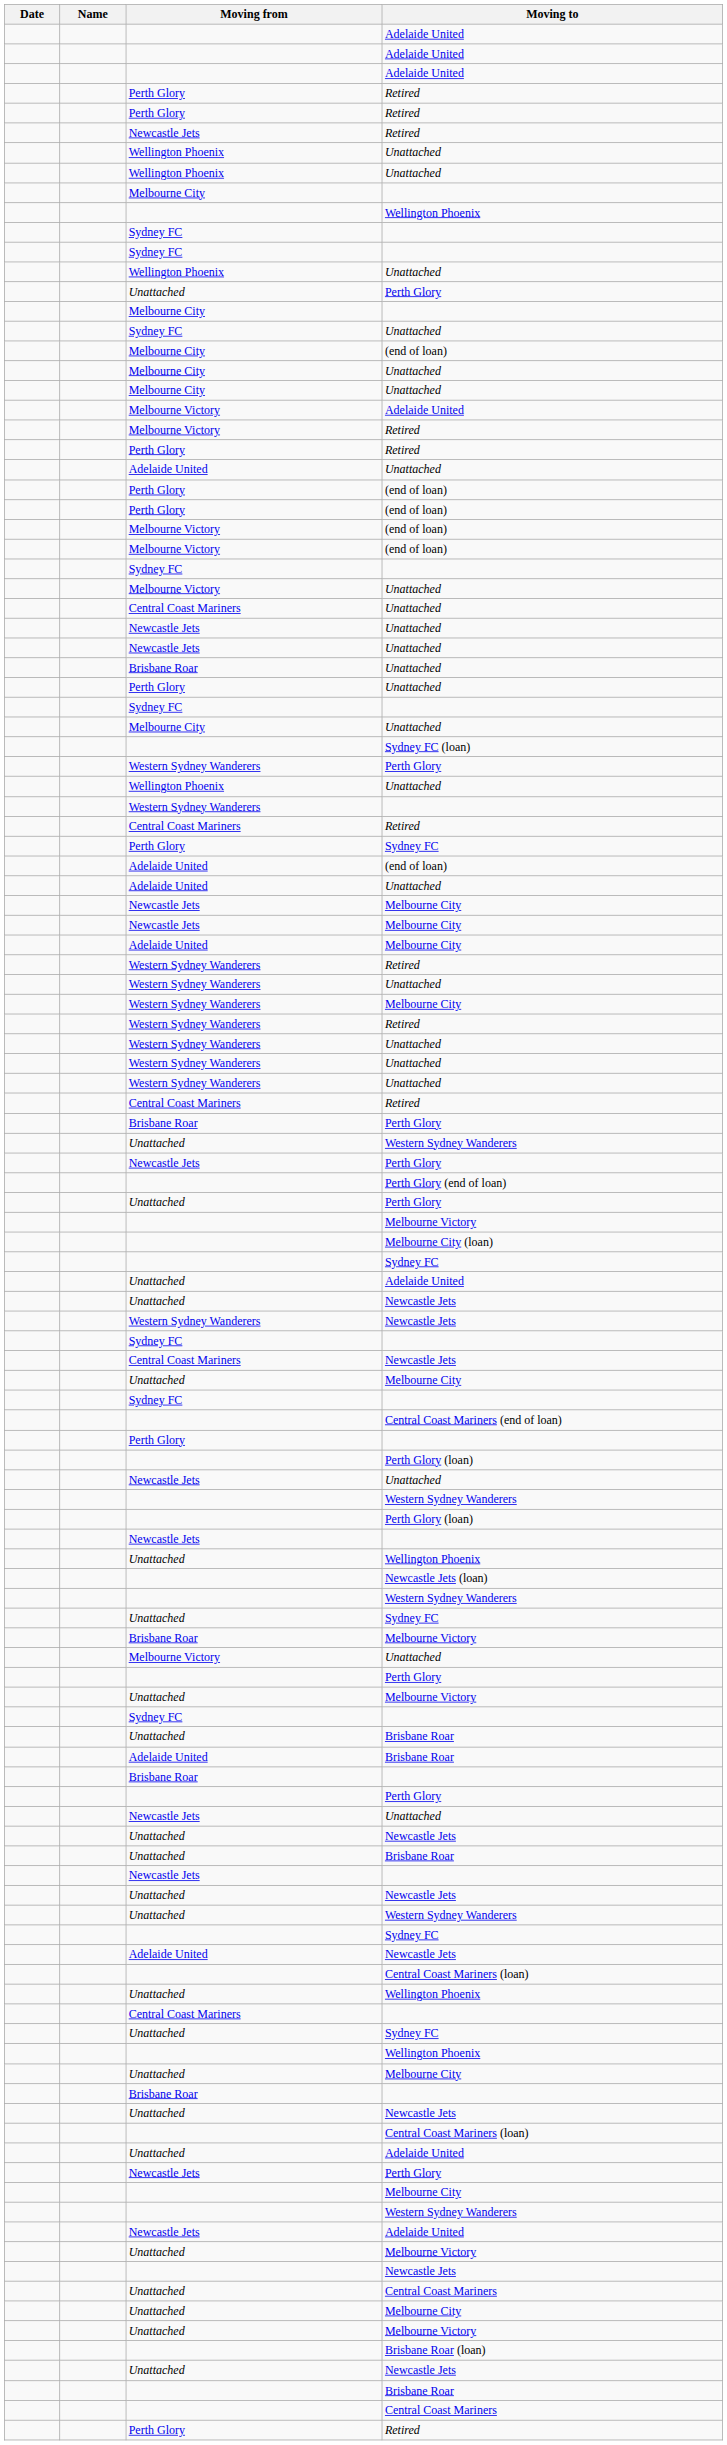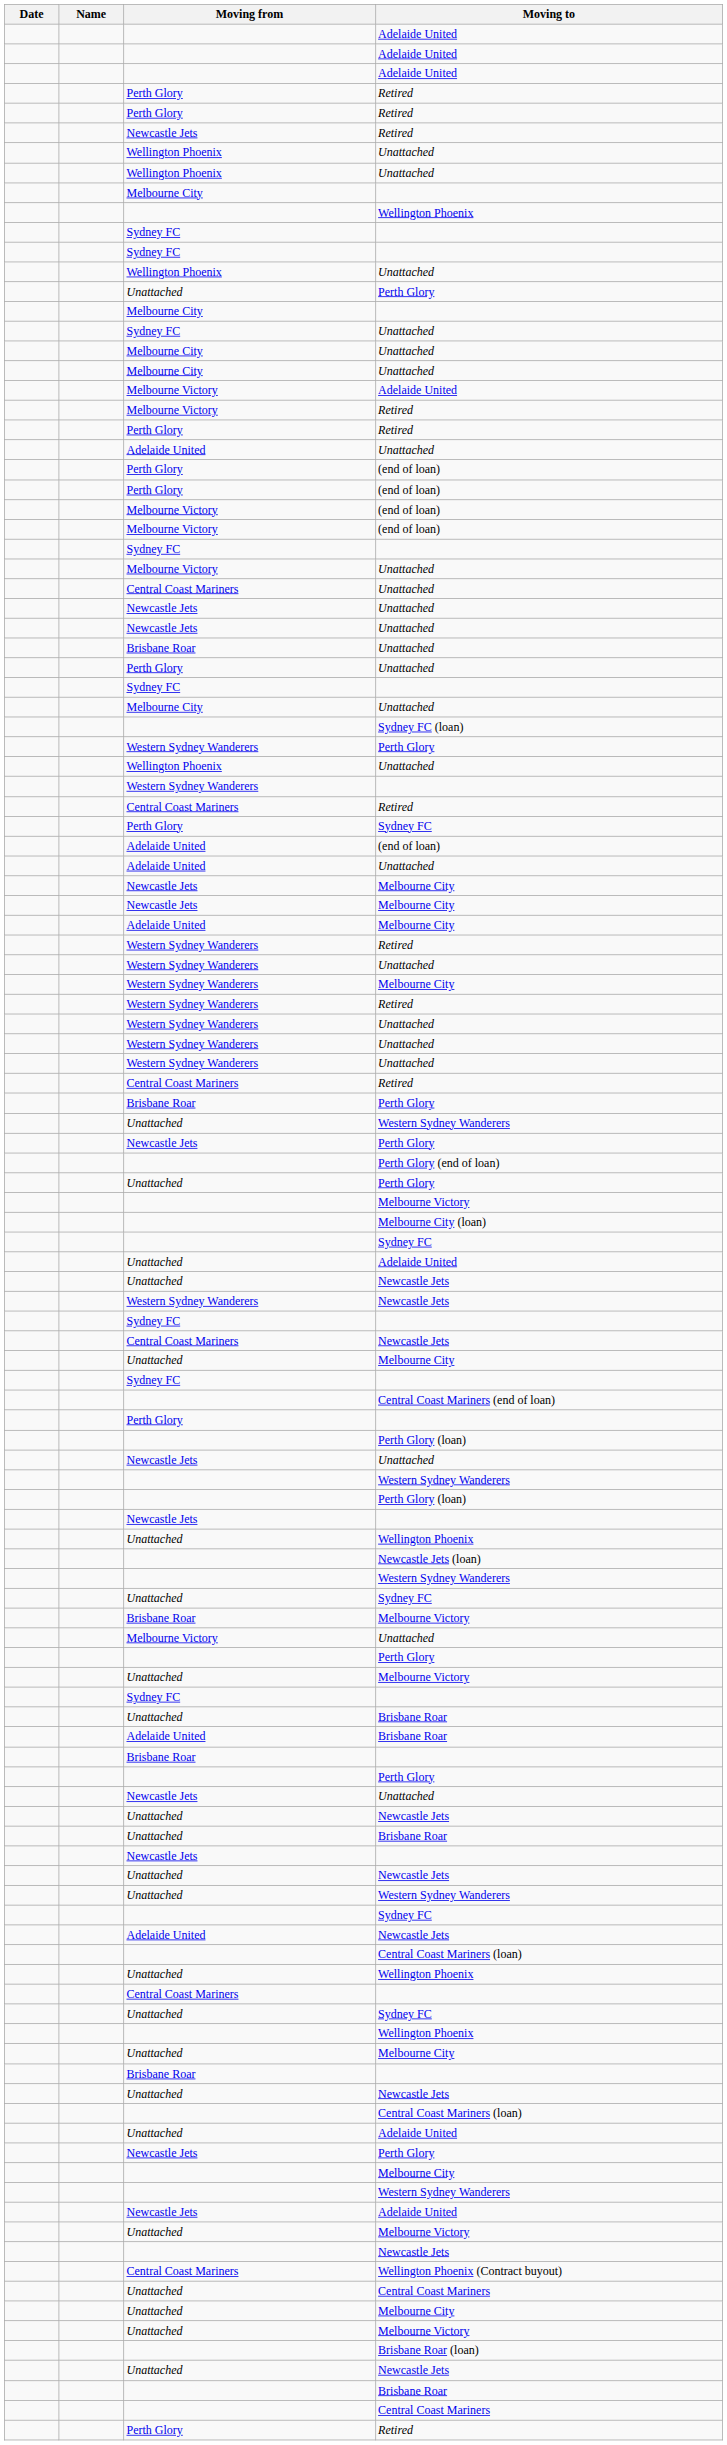- row: (167, 351)
+ row: (182, 2271)
